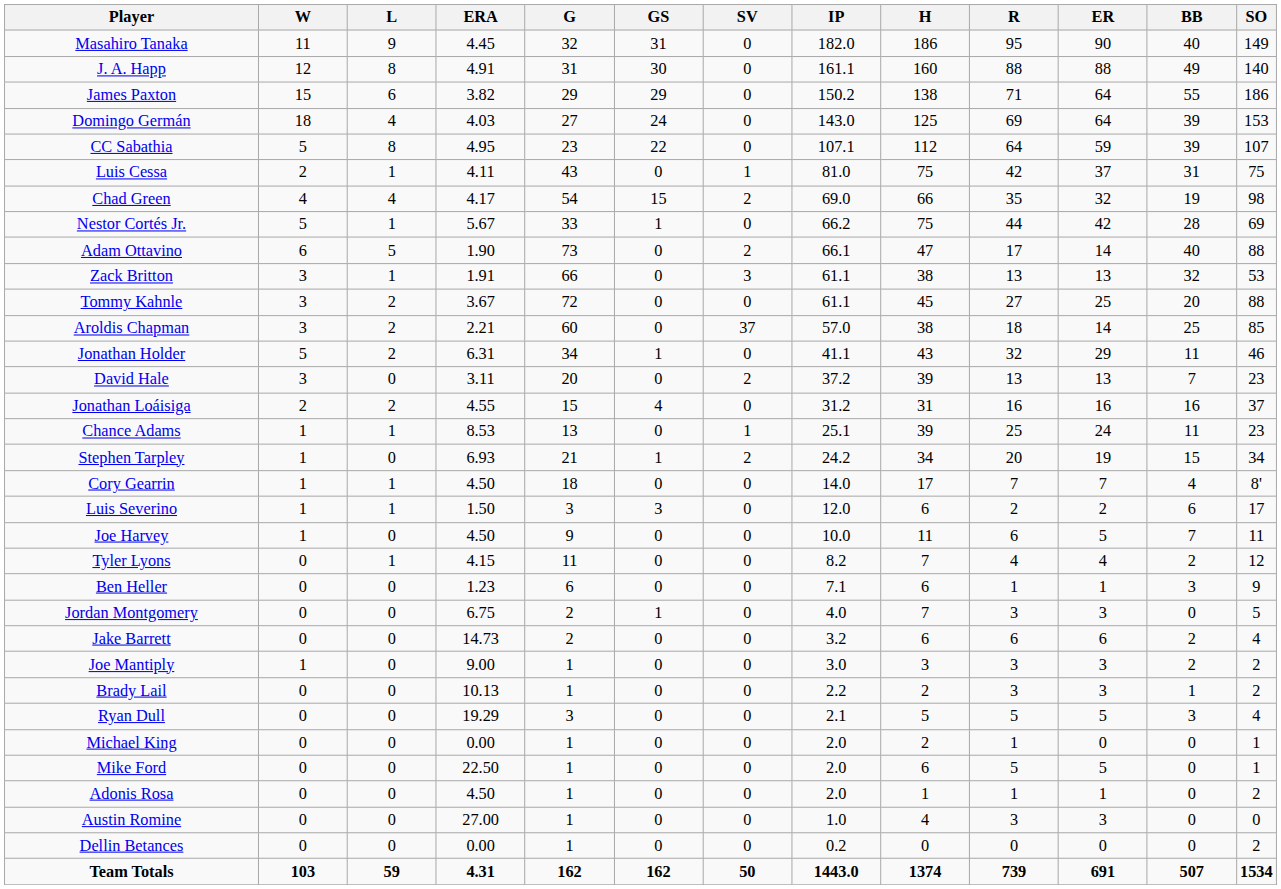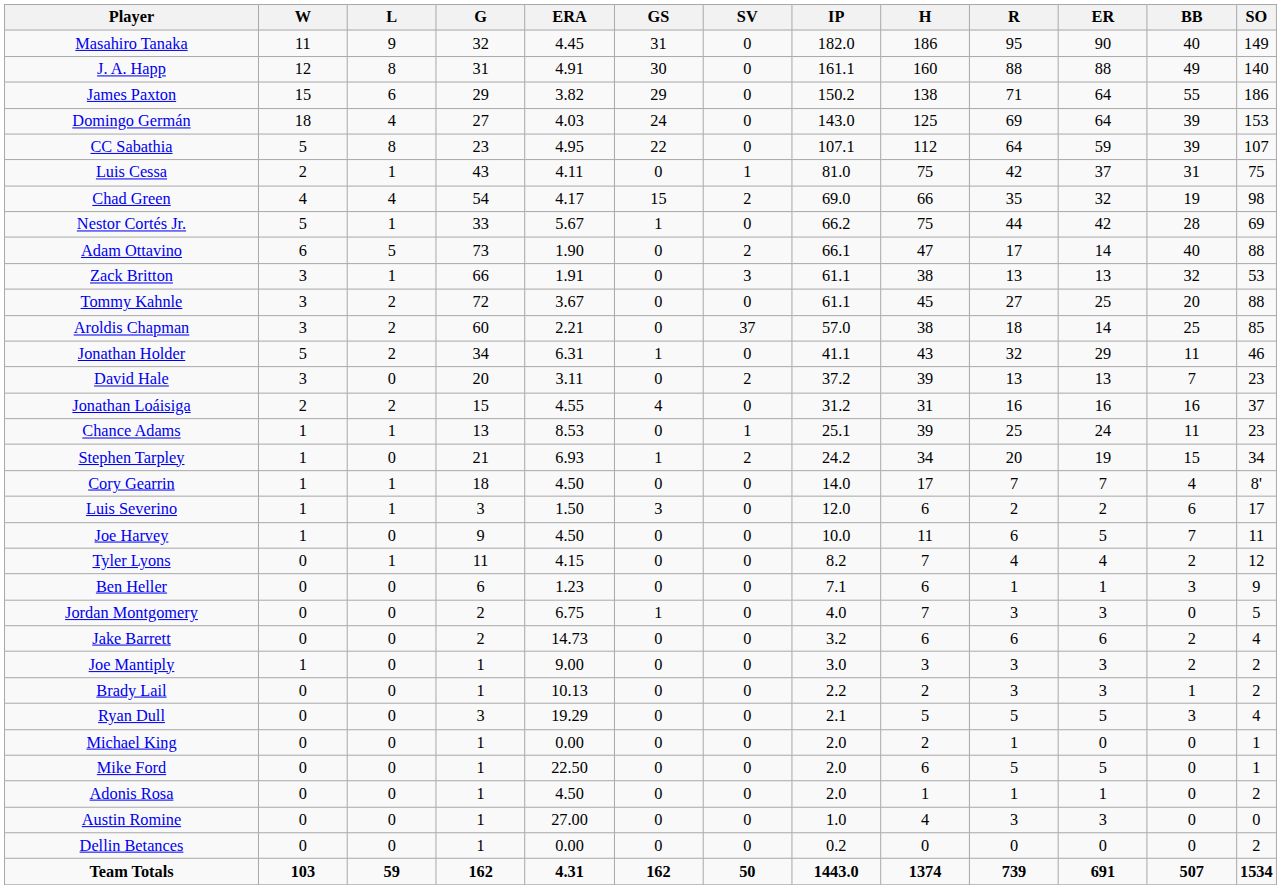columns swapped: (481, 17) <-> (570, 17)
